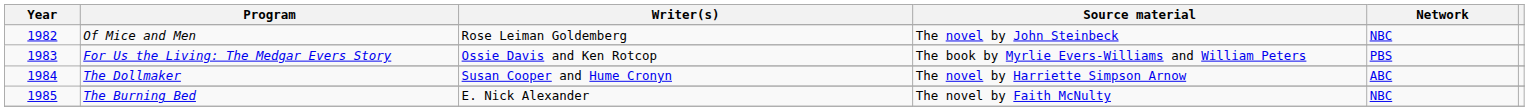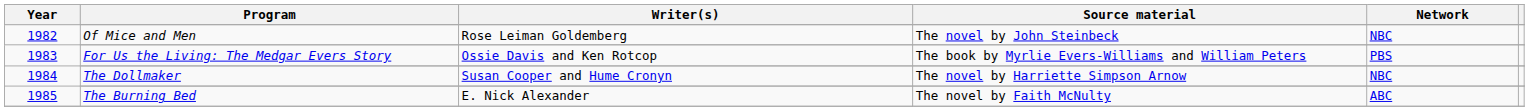(1381, 76) ABC -> (1381, 76) NBC
(1381, 96) NBC -> (1381, 96) ABC
